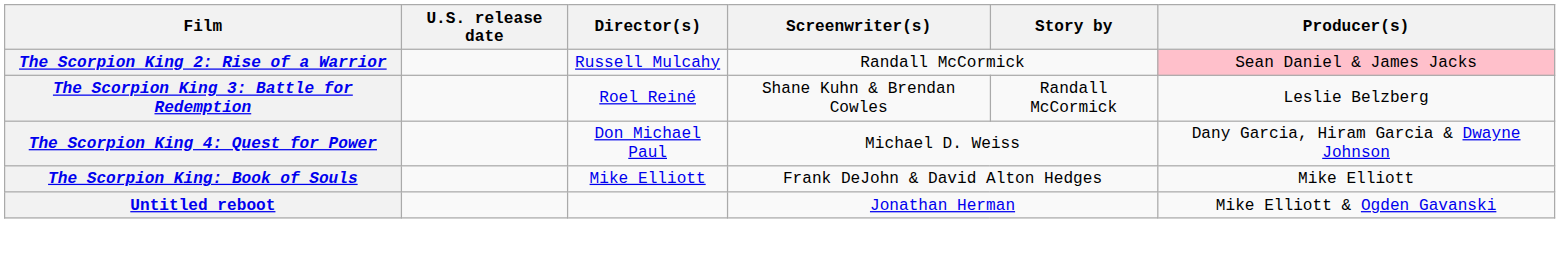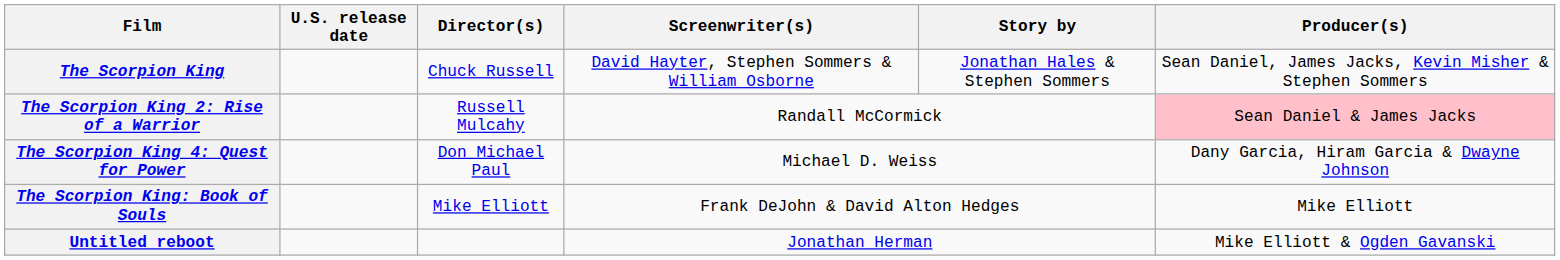+ row: (142, 72)
- row: (203, 98)
